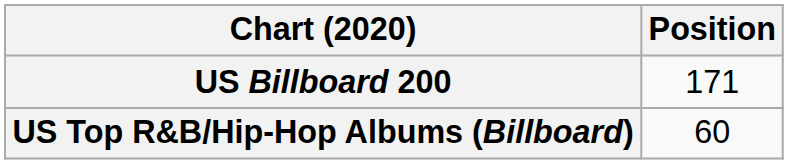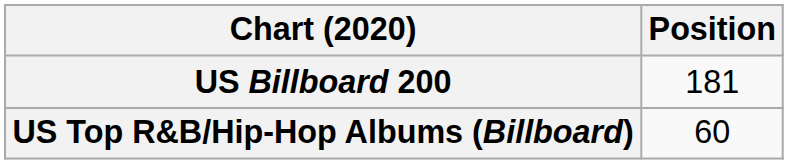(712, 81) 171 -> (712, 81) 181
